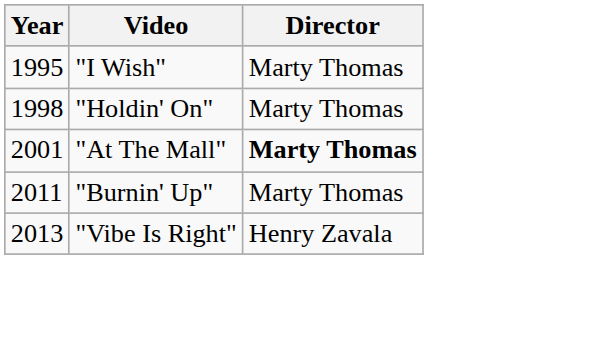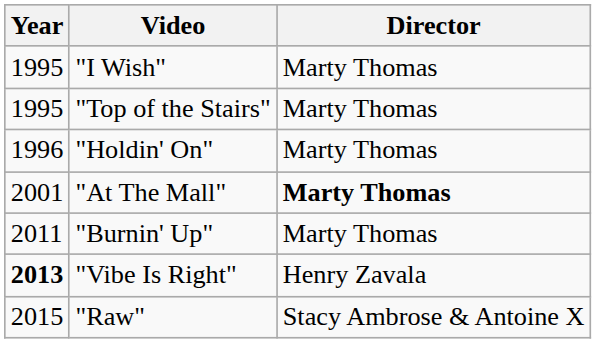+ row: (173, 108)
(37, 108) 1998 -> (37, 150) 1996
(37, 233) normal -> (37, 274) bold
+ row: (110, 316)
